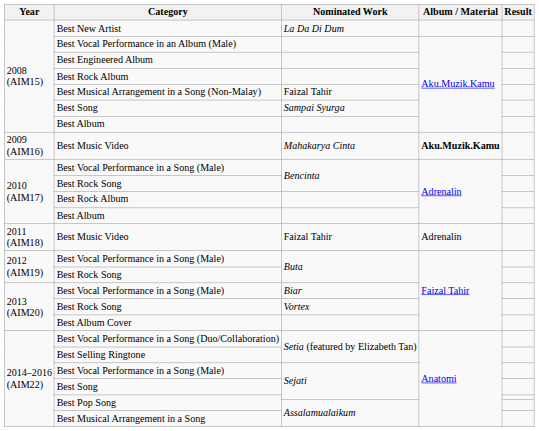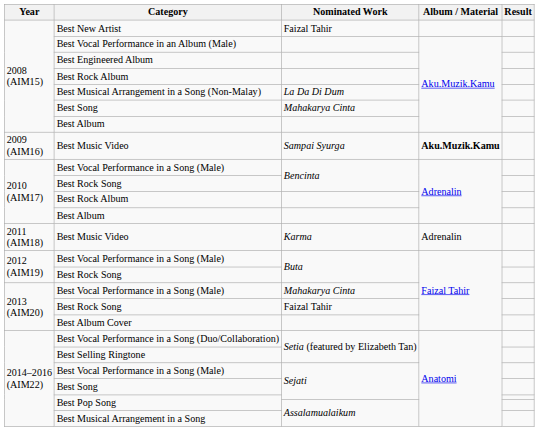(314, 28) La Da Di Dum -> (308, 28) Faizal Tahir
(308, 92) Faizal Tahir -> (314, 92) La Da Di Dum
(314, 108) Sampai Syurga -> (319, 108) Mahakarya Cinta
(319, 146) Mahakarya Cinta -> (314, 146) Sampai Syurga
(308, 237) Faizal Tahir -> (298, 237) Karma
(293, 290) Biar -> (319, 290) Mahakarya Cinta
(297, 306) Vortex -> (308, 306) Faizal Tahir
